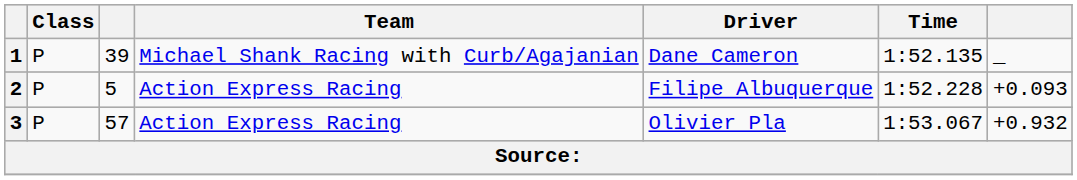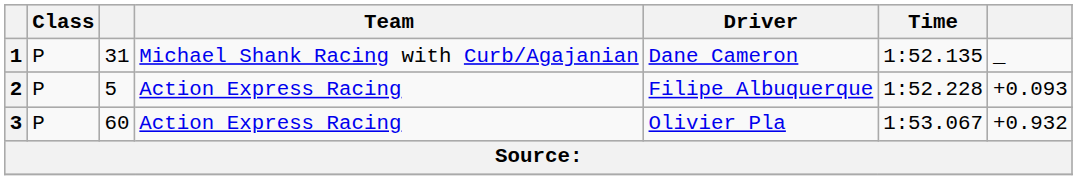(117, 56) 39 -> (117, 56) 31
(117, 123) 57 -> (117, 123) 60
